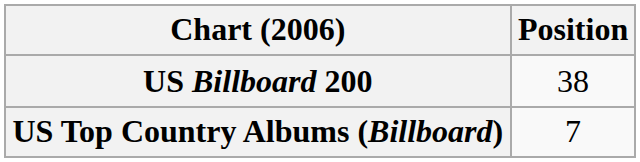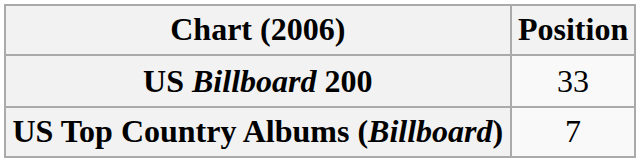(573, 80) 38 -> (573, 80) 33
